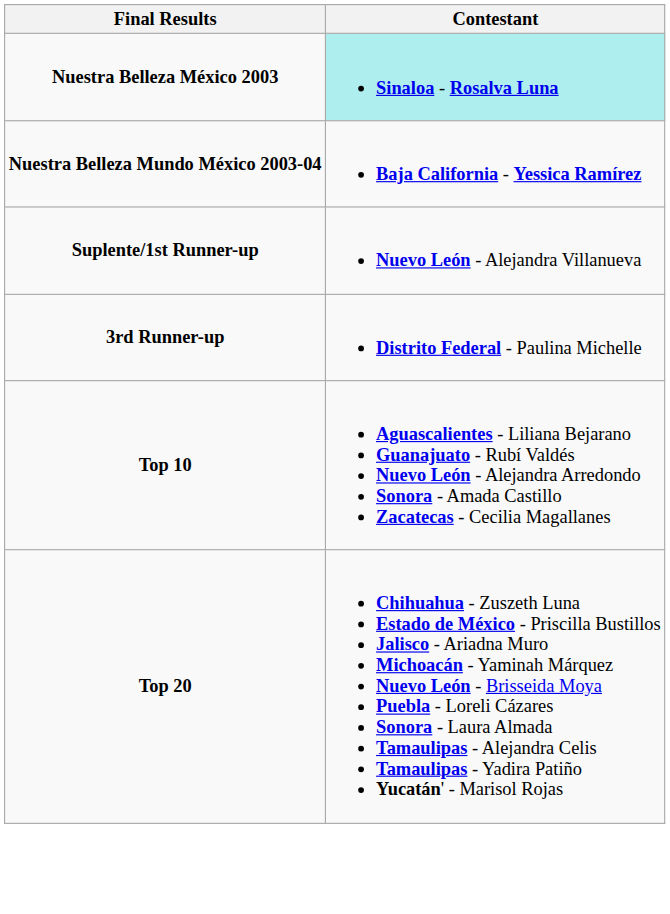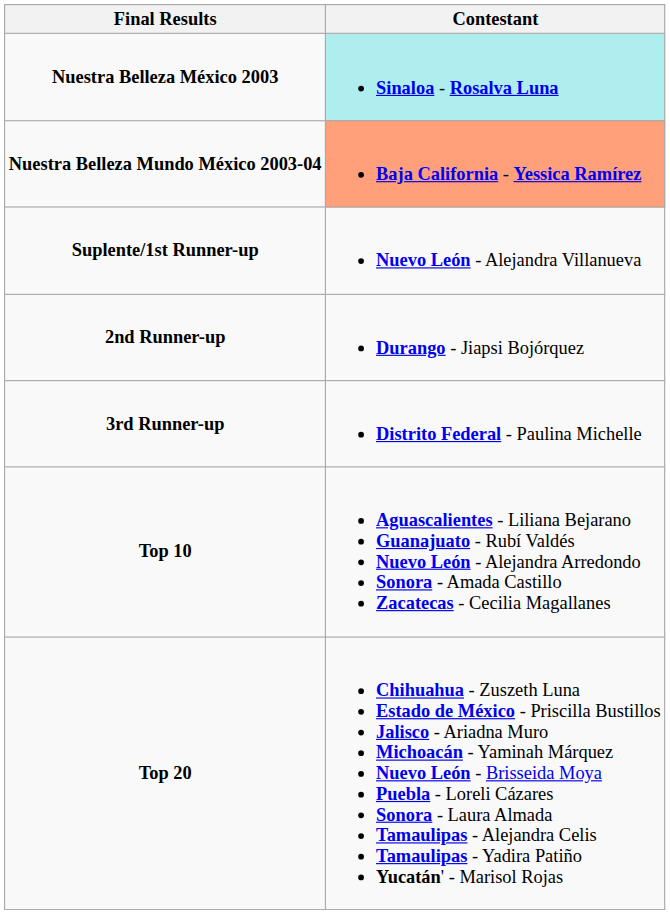(495, 174) no background -> (495, 174) lightsalmon background
+ row: (165, 337)
